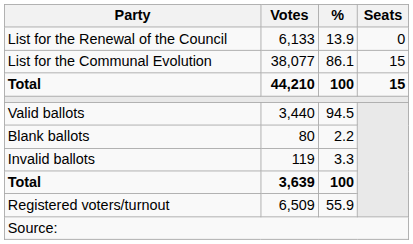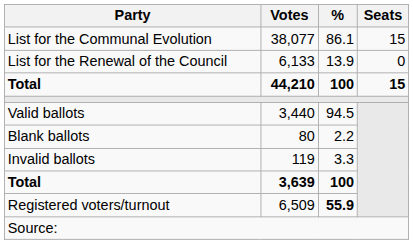rows swapped: (110, 61) <-> (117, 38)
(340, 205) normal -> (340, 205) bold
